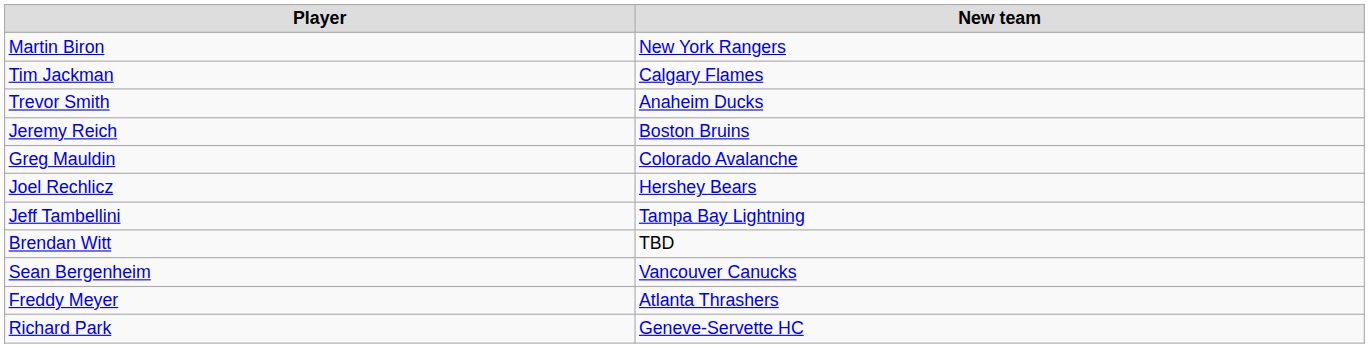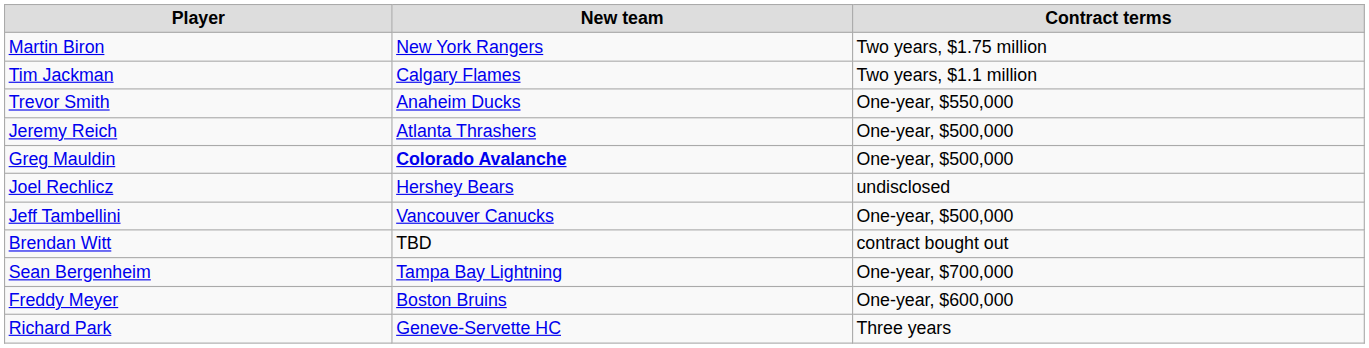+ column: (1108, 18)
(694, 131) Boston Bruins -> (466, 131) Atlanta Thrashers
(718, 159) normal -> (481, 159) bold
(722, 215) Tampa Bay Lightning -> (475, 215) Vancouver Canucks
(718, 272) Vancouver Canucks -> (479, 272) Tampa Bay Lightning
(709, 300) Atlanta Thrashers -> (451, 300) Boston Bruins
